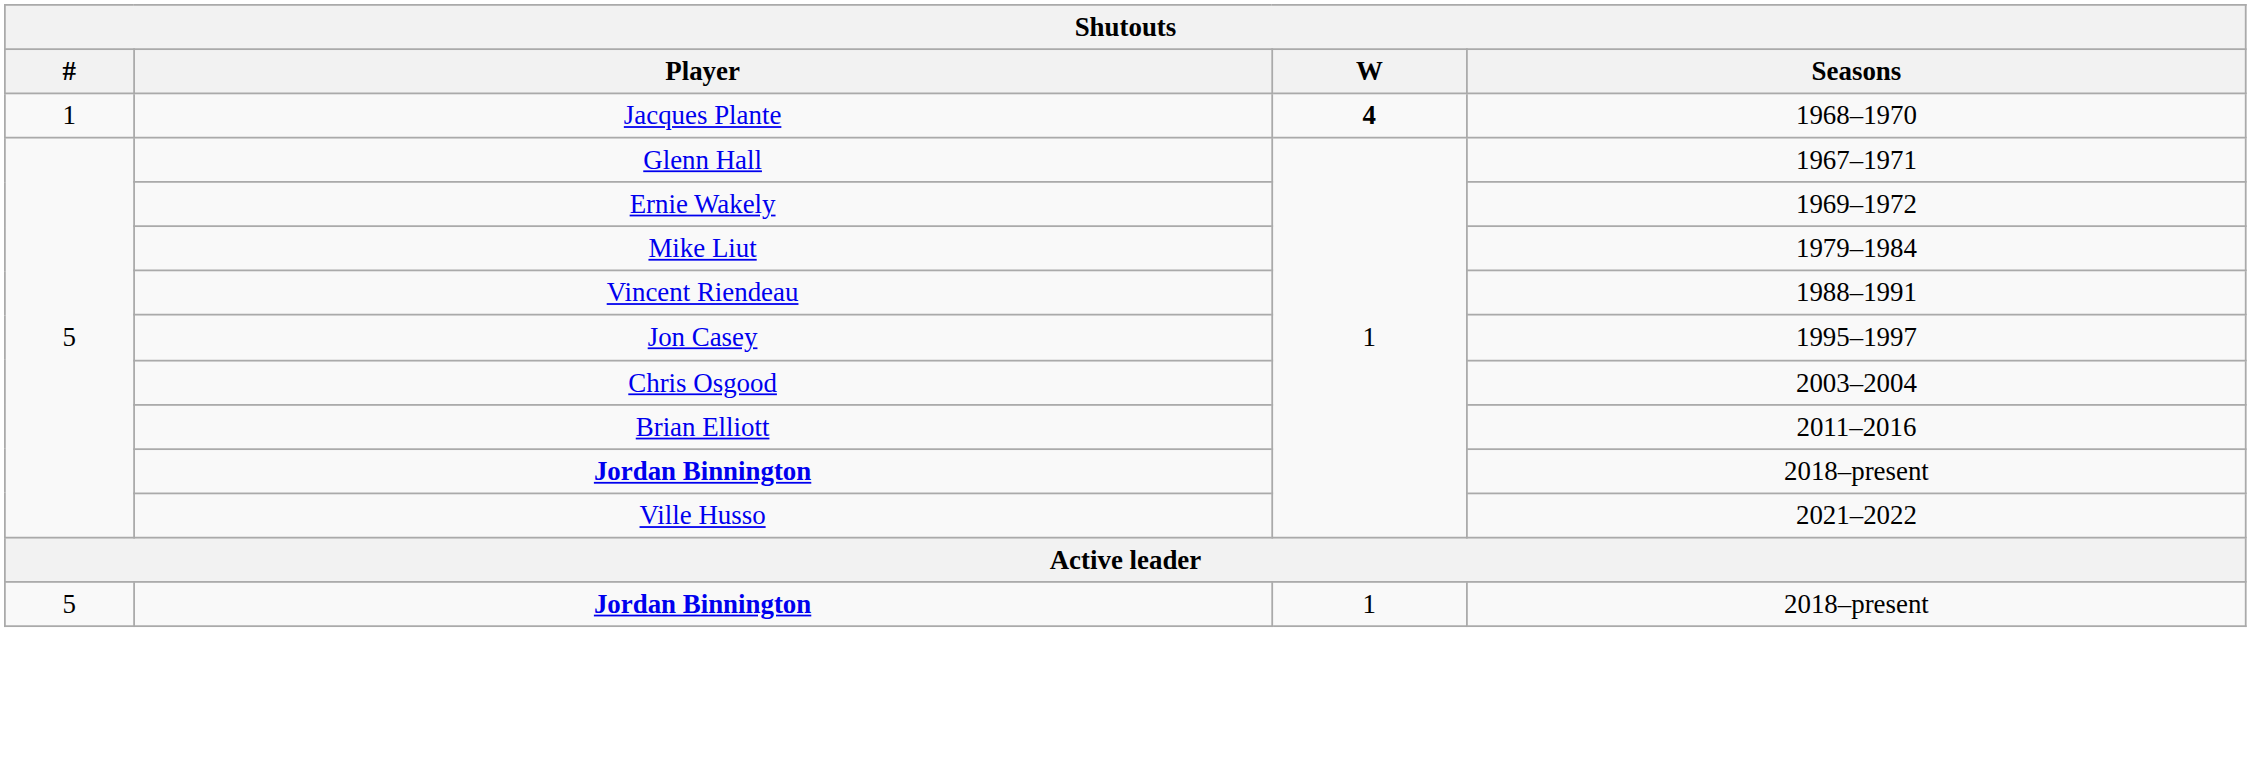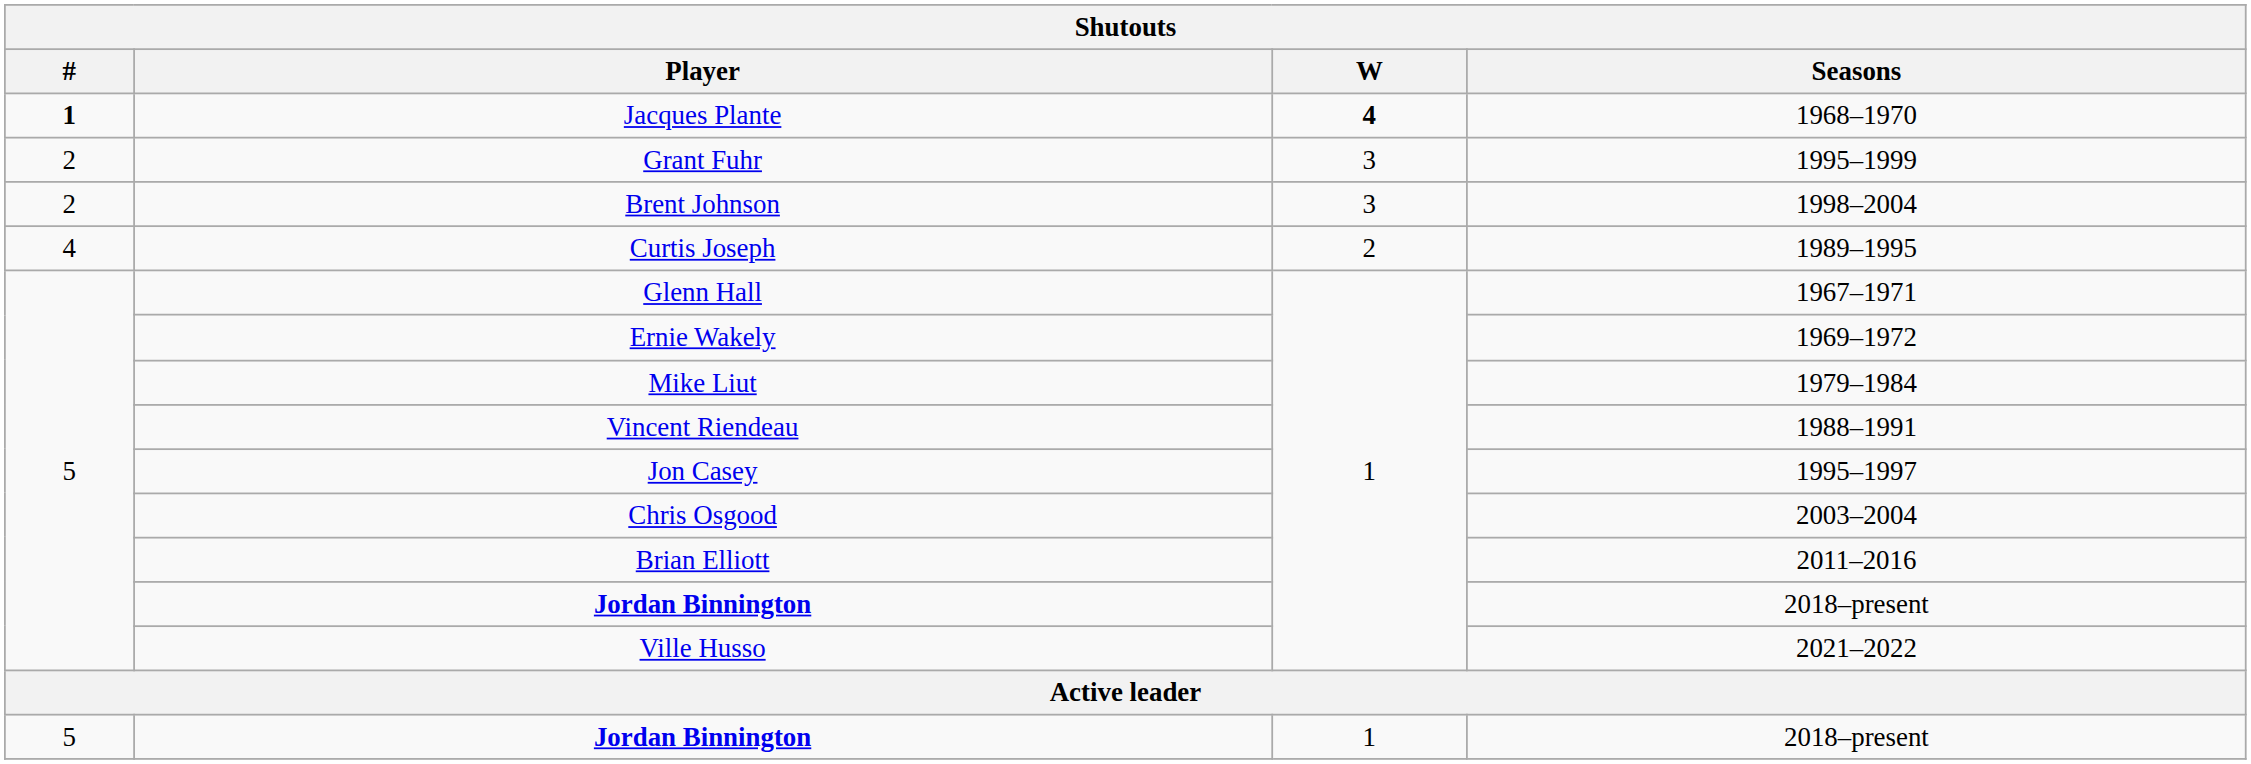(69, 115) normal -> (69, 115) bold
+ row: (703, 159)
+ row: (703, 204)
+ row: (703, 248)
